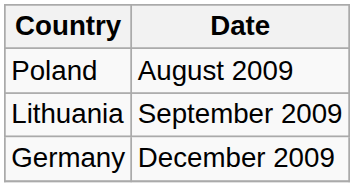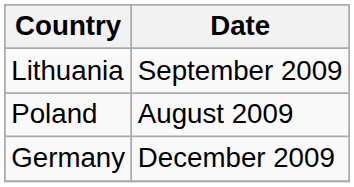rows swapped: (54, 70) <-> (67, 114)
